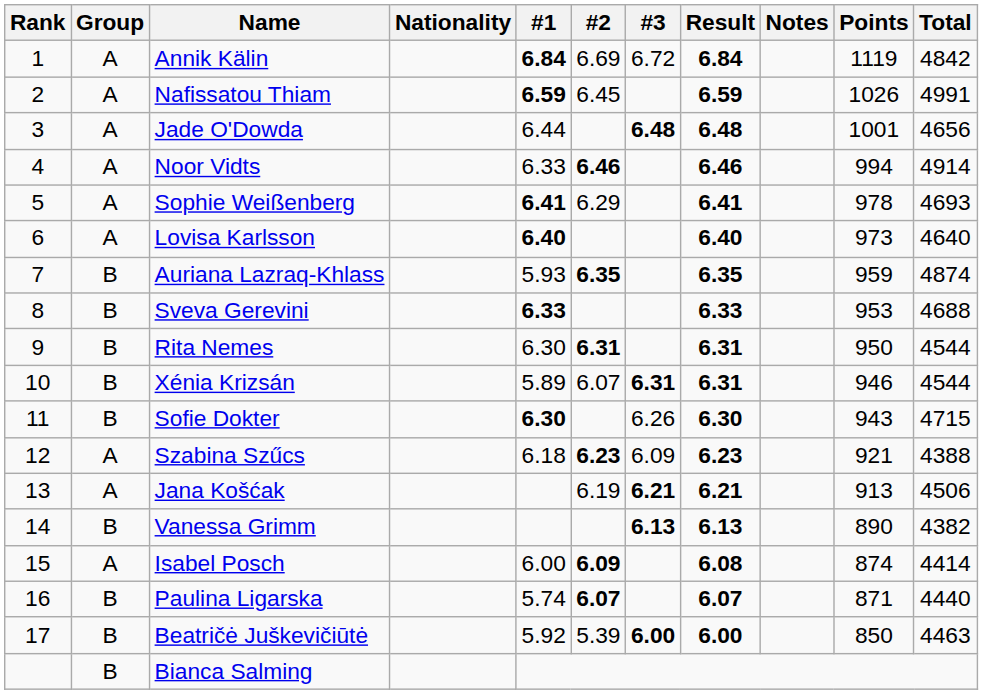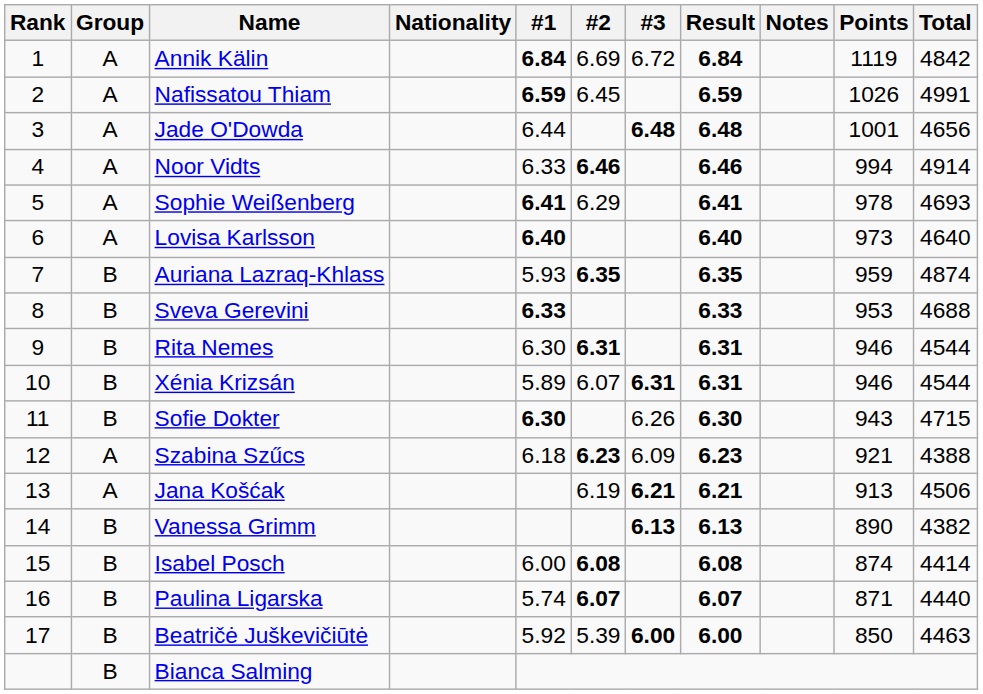(874, 346) 950 -> (874, 346) 946
(110, 563) A -> (110, 563) B
(598, 563) 6.09 -> (598, 563) 6.08
